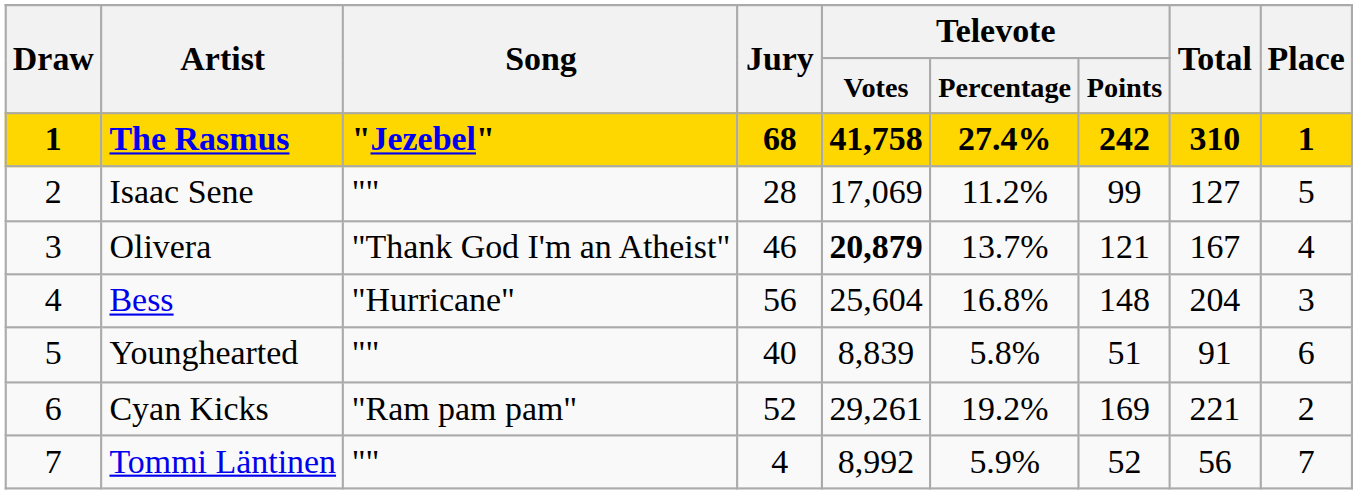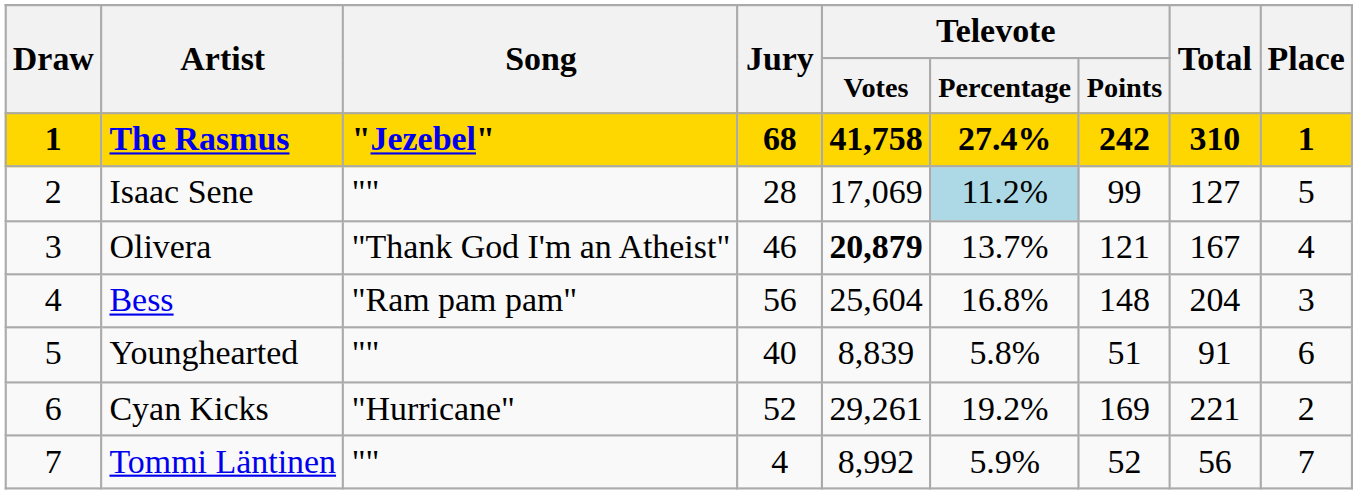(1005, 192) no background -> (1005, 192) lightblue background
(433, 300) "Hurricane" -> (464, 300) "Ram pam pam"
(464, 407) "Ram pam pam" -> (433, 407) "Hurricane"
